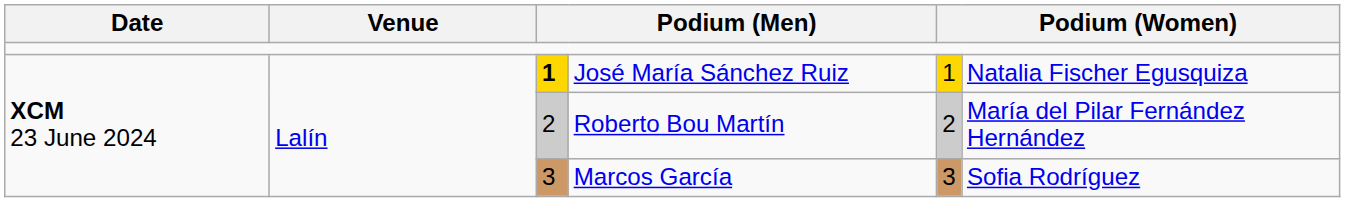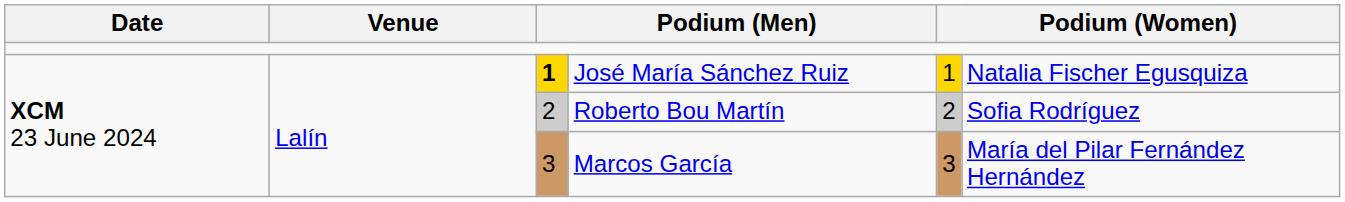(1106, 125) María del Pilar Fernández Hernández -> (1054, 111) Sofia Rodríguez
(1054, 176) Sofia Rodríguez -> (1106, 163) María del Pilar Fernández Hernández
